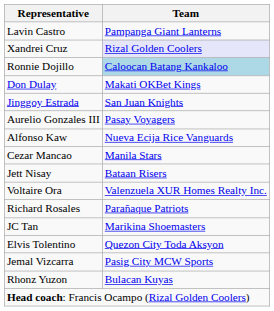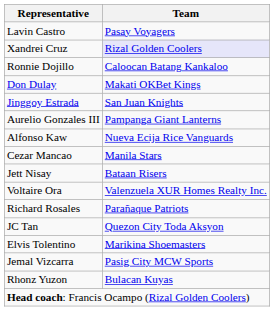(163, 31) Pampanga Giant Lanterns -> (140, 31) Pasay Voyagers
(166, 66) lightblue background -> (166, 66) no background
(140, 119) Pasay Voyagers -> (163, 119) Pampanga Giant Lanterns
(155, 226) Marikina Shoemasters -> (164, 226) Quezon City Toda Aksyon
(164, 244) Quezon City Toda Aksyon -> (155, 244) Marikina Shoemasters
